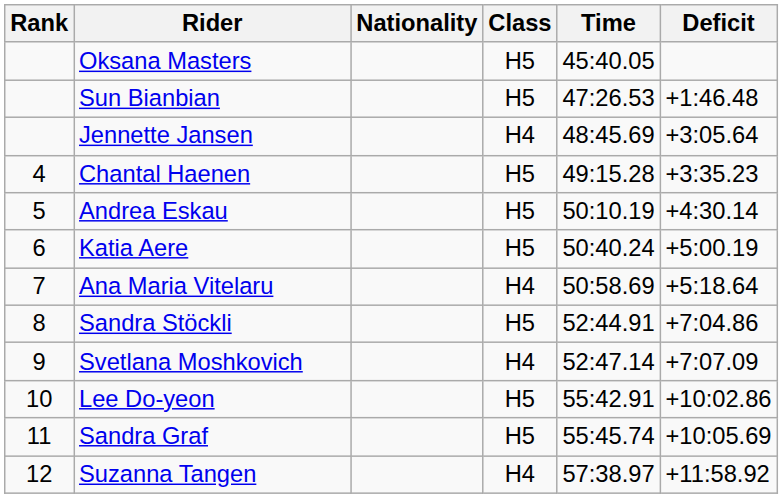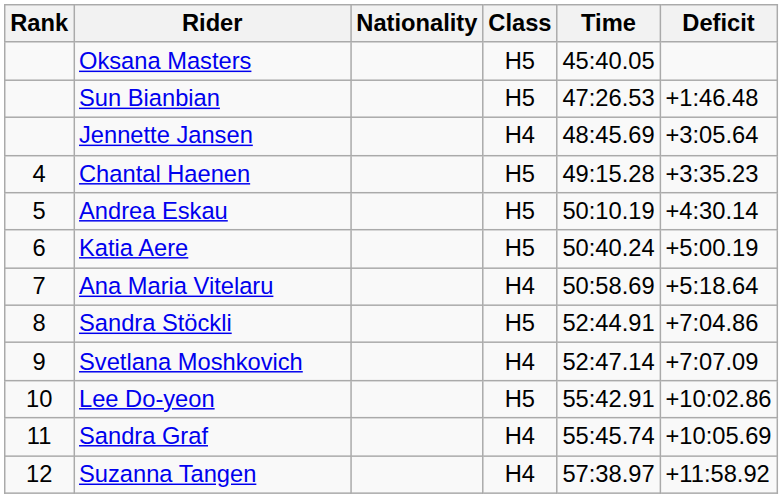(520, 436) H5 -> (520, 436) H4
